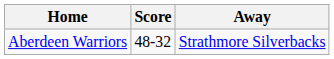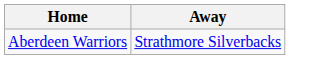- column: (153, 16)
